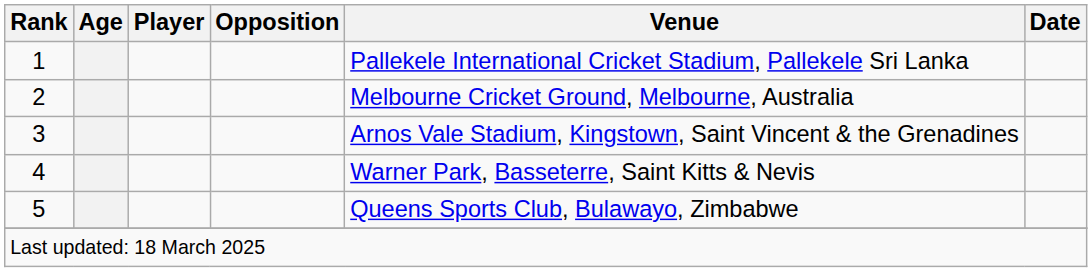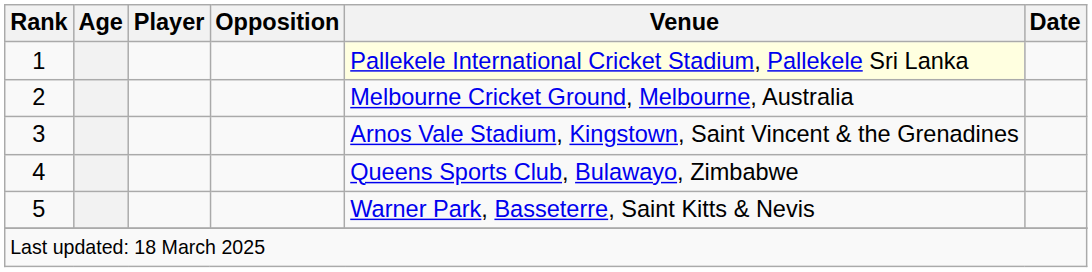(659, 60) no background -> (659, 60) lightyellow background
(582, 172) Warner Park, Basseterre, Saint Kitts & Nevis -> (574, 172) Queens Sports Club, Bulawayo, Zimbabwe
(574, 209) Queens Sports Club, Bulawayo, Zimbabwe -> (582, 209) Warner Park, Basseterre, Saint Kitts & Nevis
